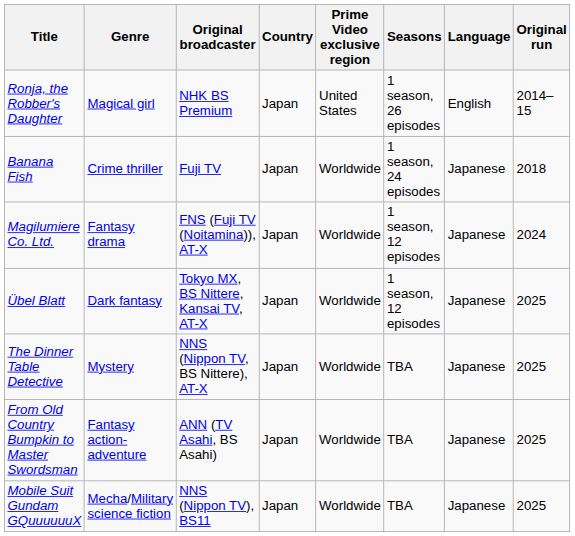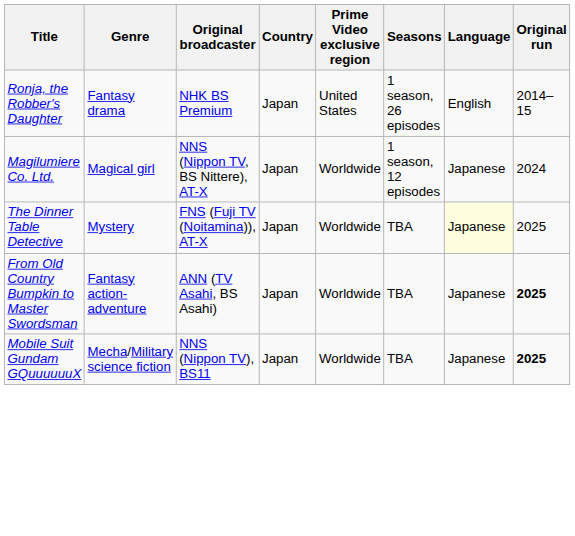(121, 103) Magical girl -> (111, 103) Fantasy drama
- row: (30, 169)
(111, 235) Fantasy drama -> (121, 169) Magical girl
(218, 235) FNS (Fuji TV (Noitamina)), AT-X -> (214, 169) NNS (Nippon TV, BS Nittere), AT-X
- row: (36, 300)
(214, 366) NNS (Nippon TV, BS Nittere), AT-X -> (218, 227) FNS (Fuji TV (Noitamina)), AT-X
(476, 366) no background -> (476, 227) lightyellow background
(531, 440) normal -> (531, 293) bold
(531, 506) normal -> (531, 359) bold
